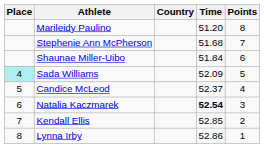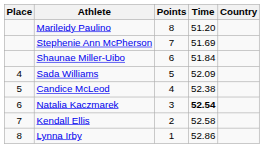columns swapped: (175, 12) <-> (242, 12)
(211, 43) 51.68 -> (203, 43) 51.69
(19, 74) paleturquoise background -> (19, 74) no background
(211, 89) 52.37 -> (203, 89) 52.38
(211, 120) 52.85 -> (203, 120) 52.58
